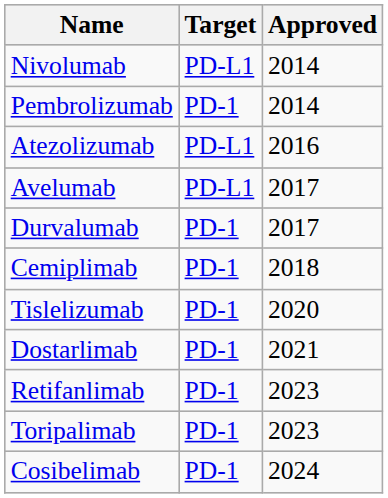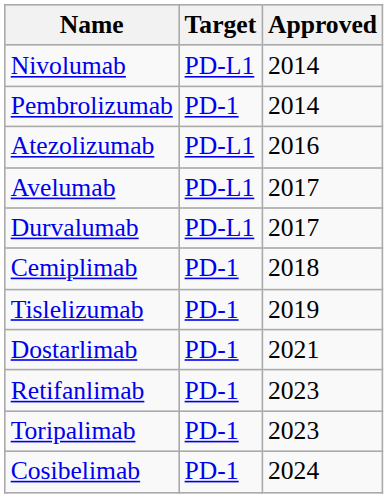(212, 227) PD-1 -> (219, 227) PD-L1
(294, 308) 2020 -> (294, 308) 2019
